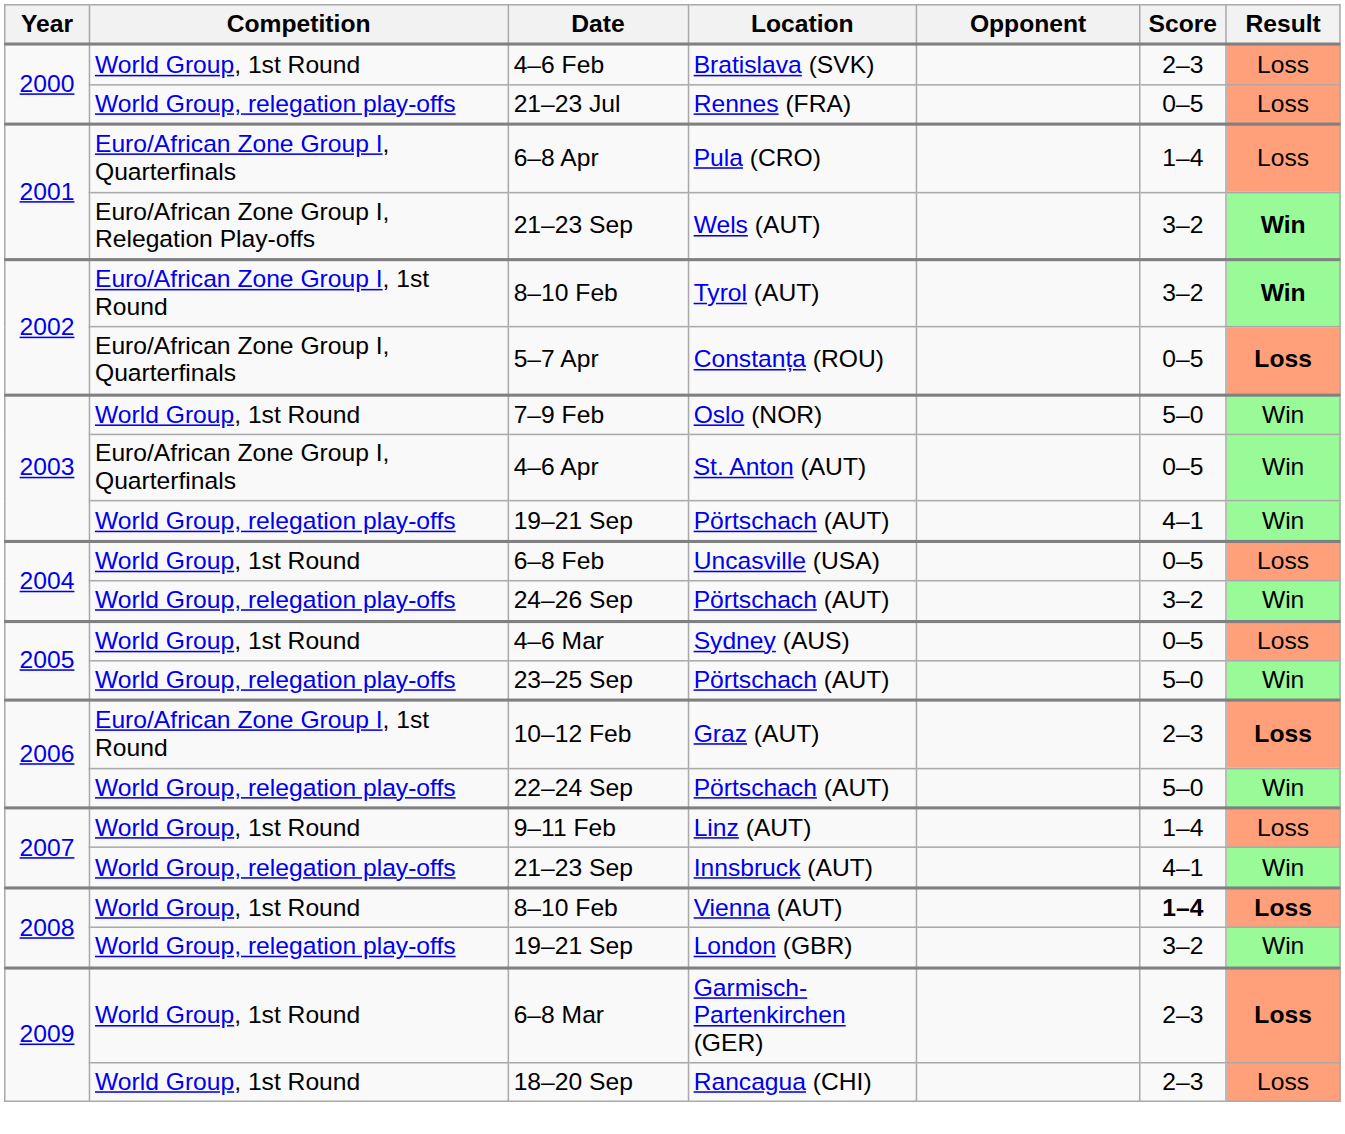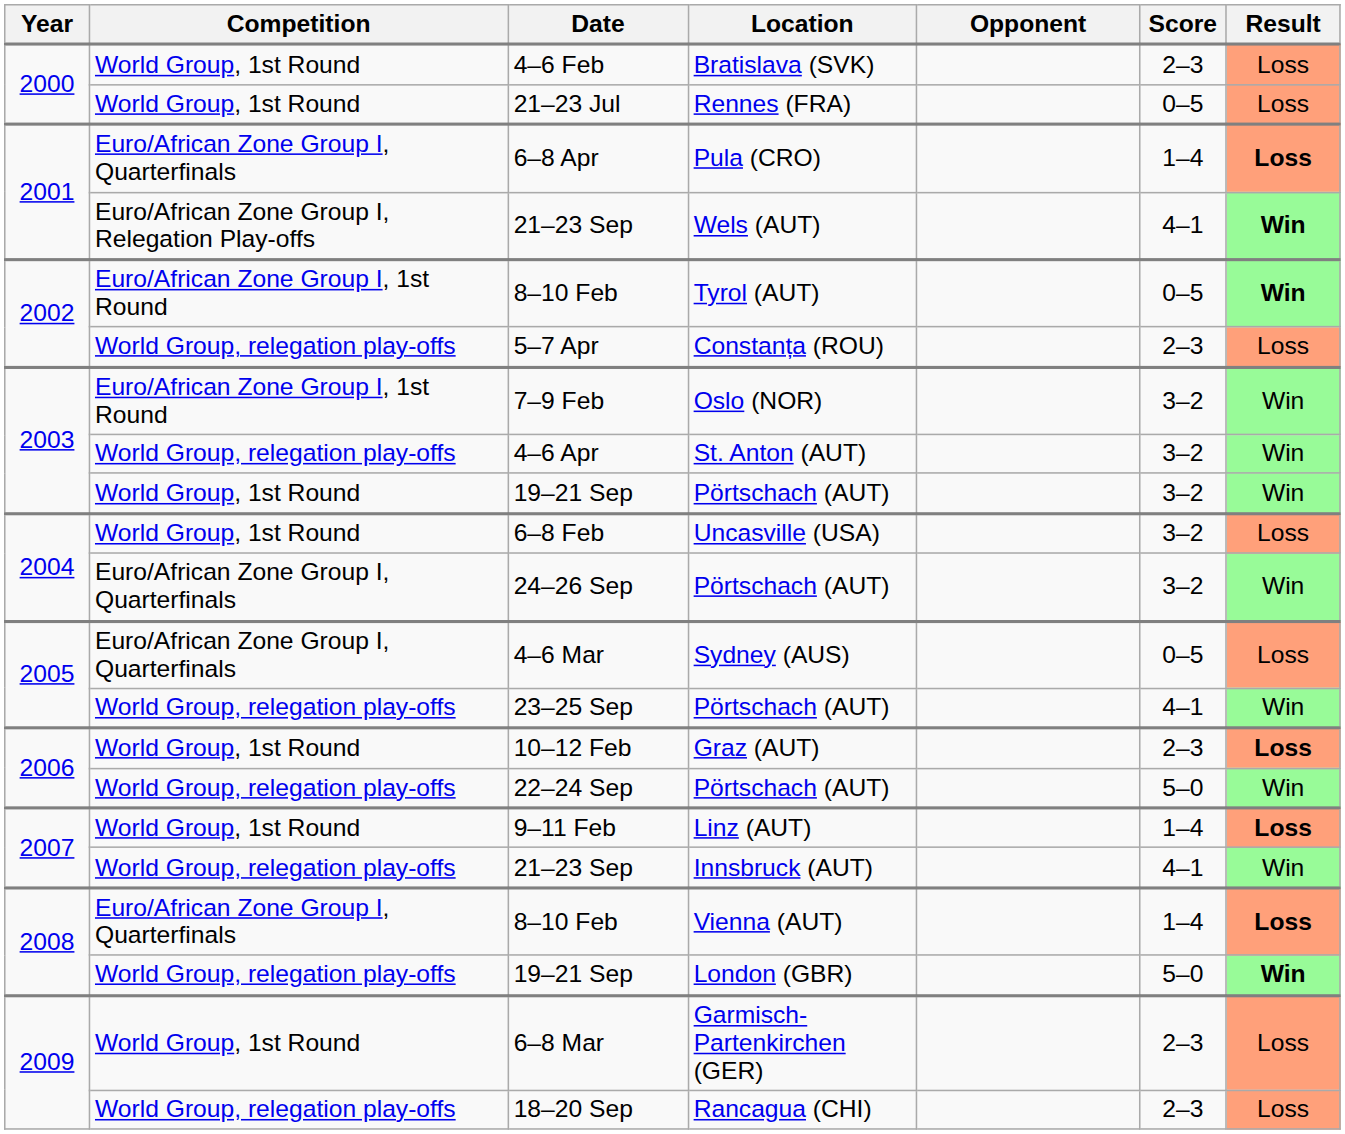(275, 103) World Group, relegation play-offs -> (228, 103) World Group, 1st Round
(1283, 158) normal -> (1283, 158) bold
(1183, 225) 3–2 -> (1183, 225) 4–1
(1183, 293) 3–2 -> (1183, 293) 0–5
(242, 360) Euro/African Zone Group I, Quarterfinals -> (275, 346) World Group, relegation play-offs
(1183, 360) 0–5 -> (1183, 346) 2–3
(1283, 360) bold -> (1283, 346) normal
(228, 414) World Group, 1st Round -> (262, 400) Euro/African Zone Group I, 1st Round
(1183, 414) 5–0 -> (1183, 400) 3–2
(242, 467) Euro/African Zone Group I, Quarterfinals -> (275, 453) World Group, relegation play-offs
(1183, 467) 0–5 -> (1183, 453) 3–2
(275, 520) World Group, relegation play-offs -> (228, 492) World Group, 1st Round
(1183, 520) 4–1 -> (1183, 492) 3–2
(1183, 561) 0–5 -> (1183, 533) 3–2
(275, 600) World Group, relegation play-offs -> (242, 586) Euro/African Zone Group I, Quarterfinals
(228, 640) World Group, 1st Round -> (242, 654) Euro/African Zone Group I, Quarterfinals
(1183, 679) 5–0 -> (1183, 707) 4–1
(262, 734) Euro/African Zone Group I, 1st Round -> (228, 748) World Group, 1st Round
(1283, 827) normal -> (1283, 827) bold
(228, 907) World Group, 1st Round -> (242, 921) Euro/African Zone Group I, Quarterfinals
(1183, 907) bold -> (1183, 921) normal
(1183, 946) 3–2 -> (1183, 974) 5–0
(1283, 946) normal -> (1283, 974) bold
(1283, 1015) bold -> (1283, 1042) normal
(228, 1081) World Group, 1st Round -> (275, 1109) World Group, relegation play-offs
